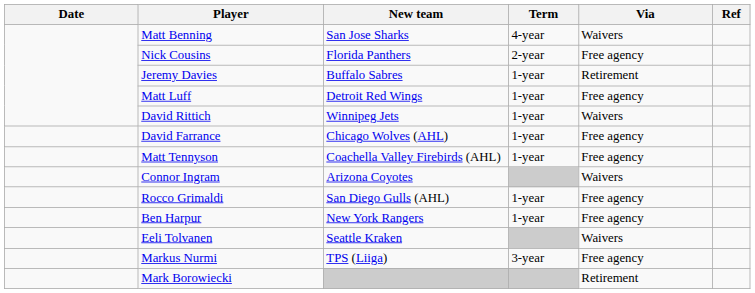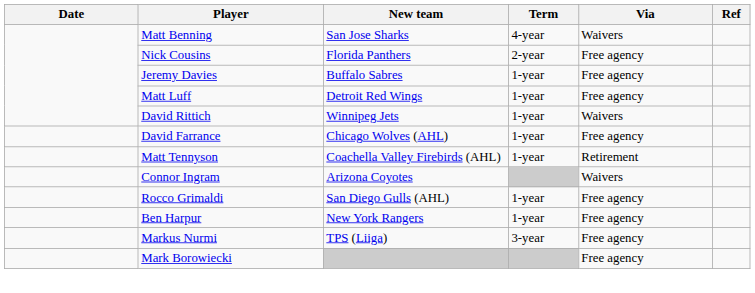(610, 75) Retirement -> (612, 75) Free agency
(612, 156) Free agency -> (610, 156) Retirement
- row: (177, 237)
(610, 278) Retirement -> (612, 258) Free agency
